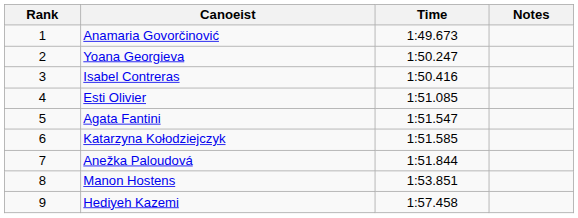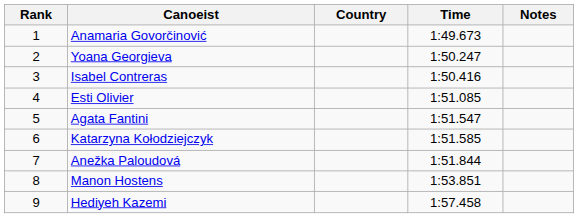+ column: (361, 14)
